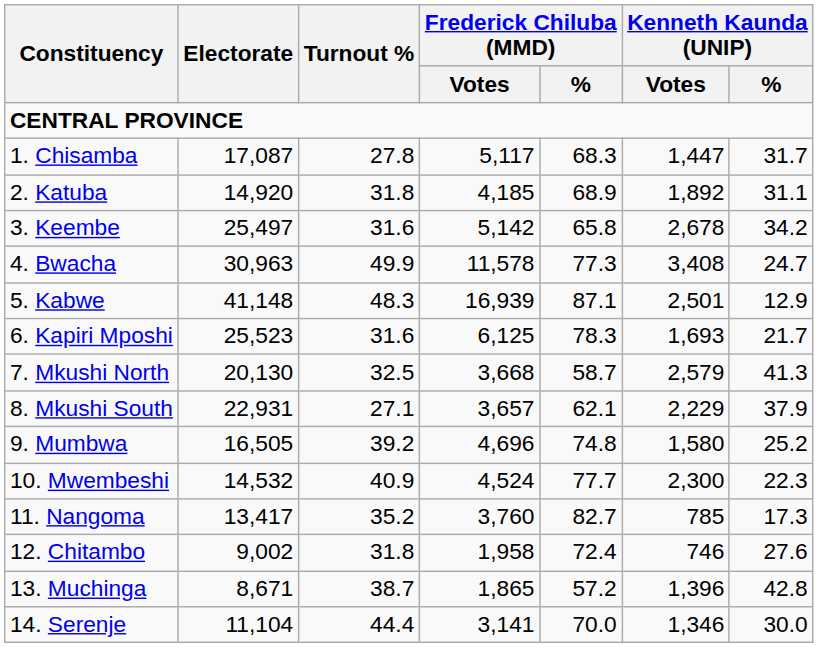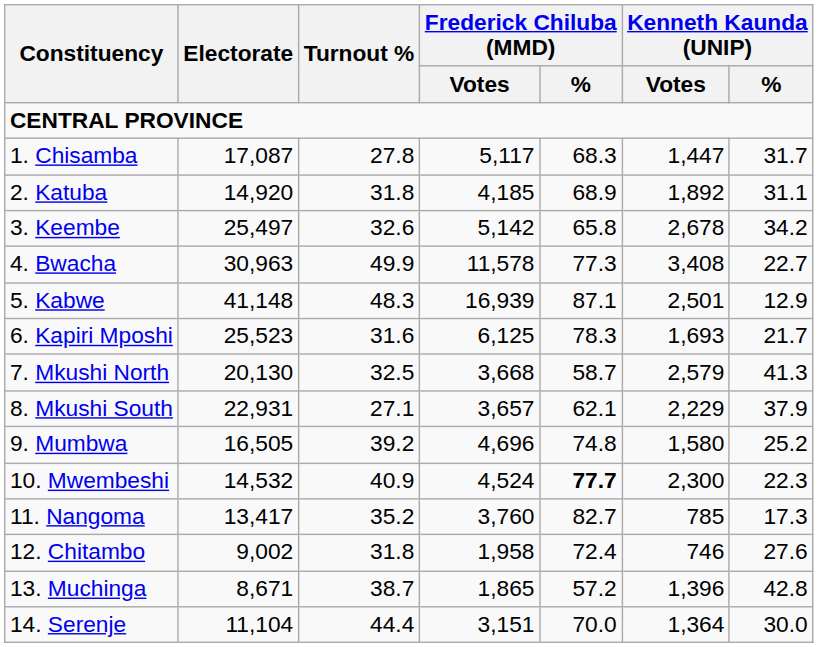(392, 228) 31.6 -> (392, 228) 32.6
(786, 264) 24.7 -> (786, 264) 22.7
(595, 480) normal -> (595, 480) bold
(506, 624) 3,141 -> (506, 624) 3,151
(696, 624) 1,346 -> (696, 624) 1,364
